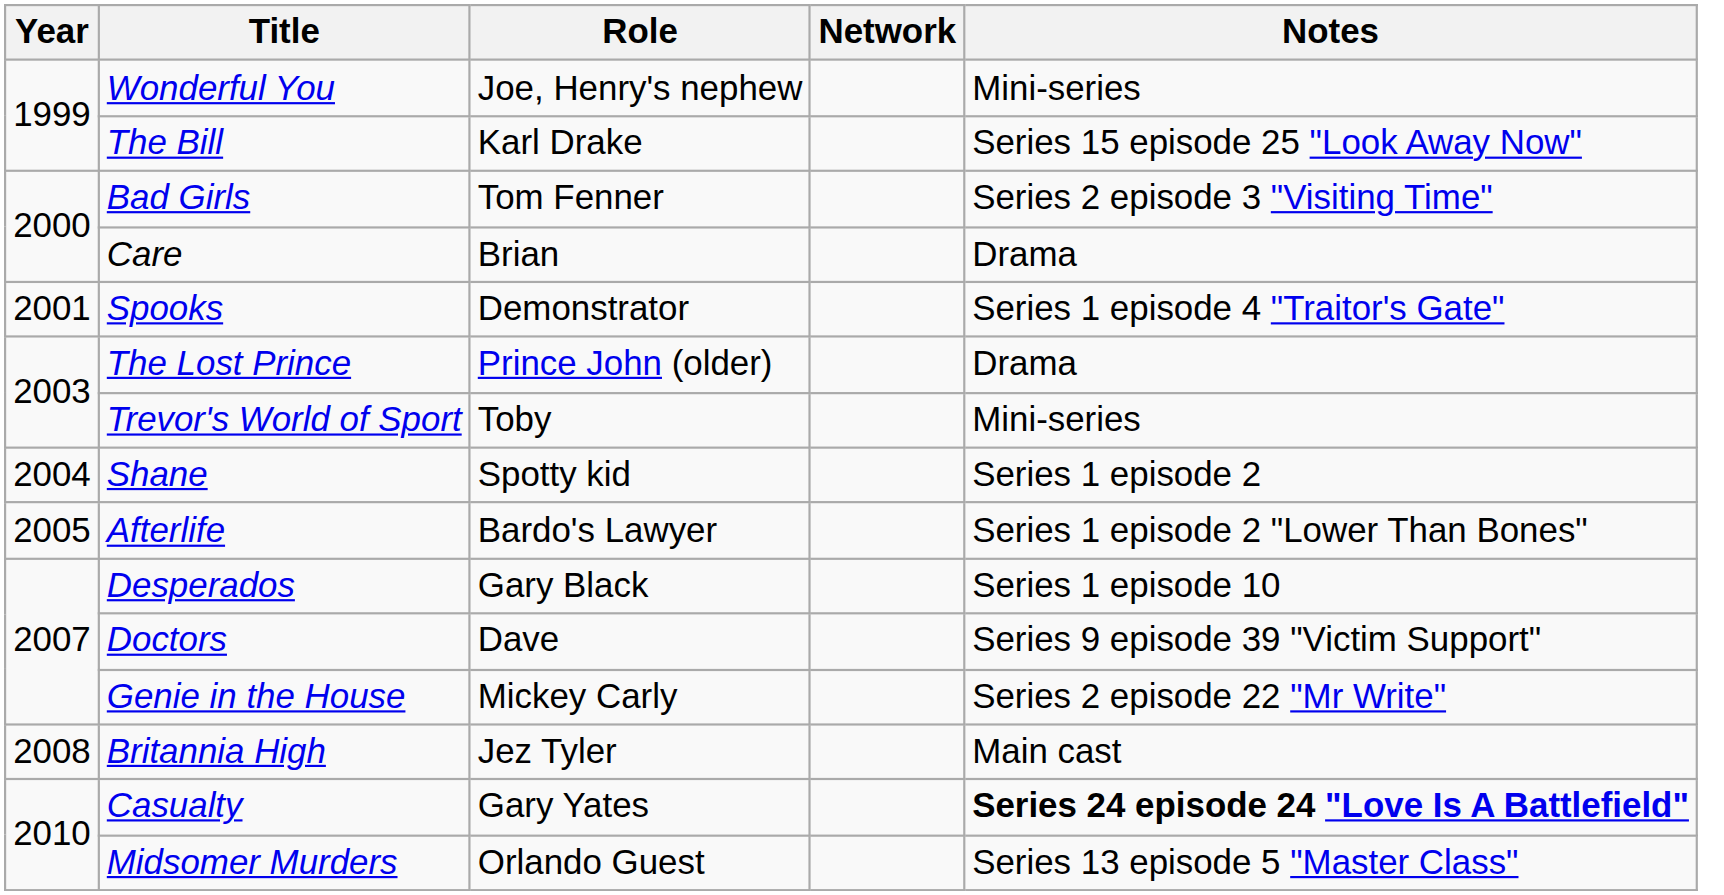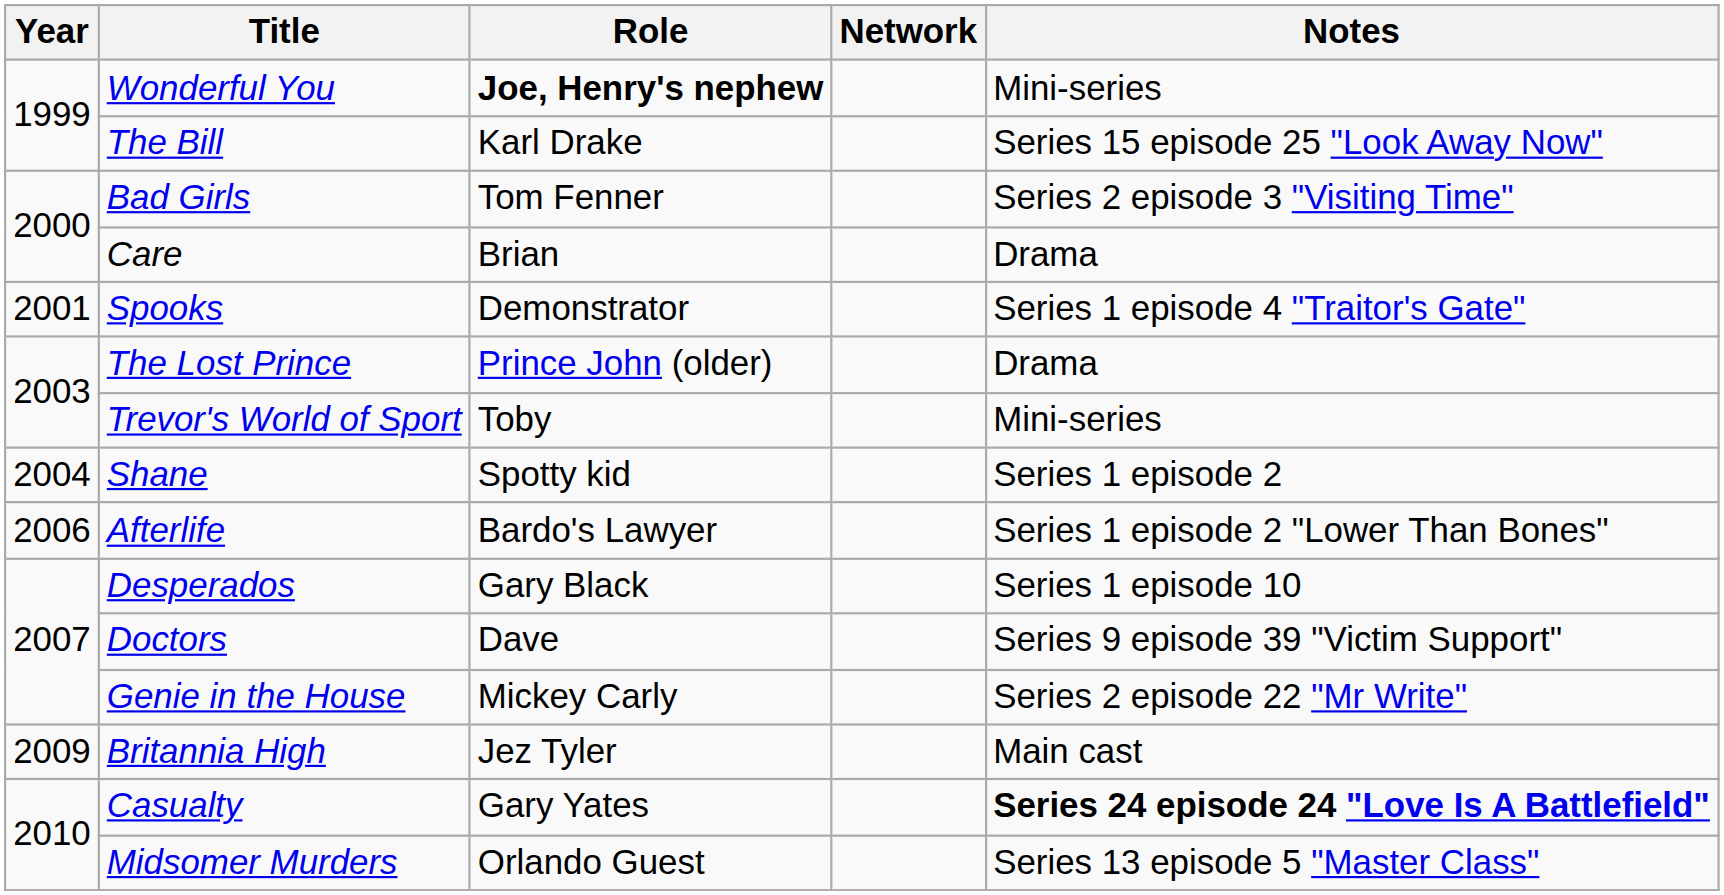(640, 87) normal -> (651, 87) bold
(52, 530) 2005 -> (52, 530) 2006
(52, 751) 2008 -> (52, 751) 2009
